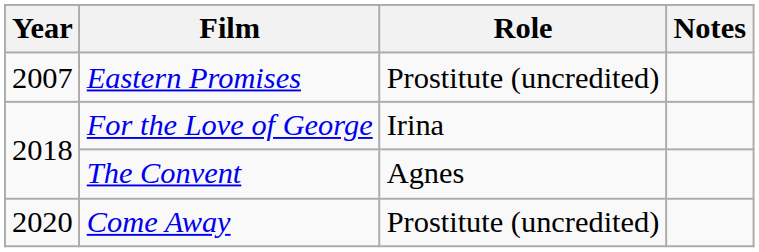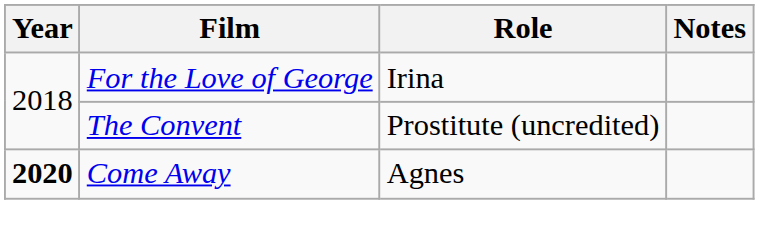- row: (194, 76)
(426, 173) Agnes -> (523, 125) Prostitute (uncredited)
(42, 221) normal -> (42, 173) bold
(523, 221) Prostitute (uncredited) -> (426, 173) Agnes
